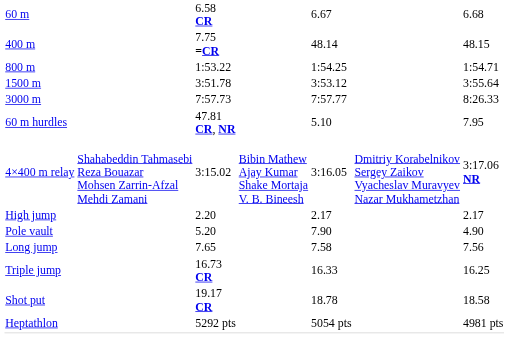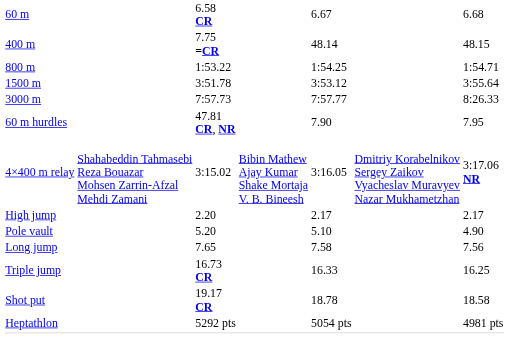(321, 122) 5.10 -> (321, 122) 7.90
(321, 231) 7.90 -> (321, 231) 5.10
